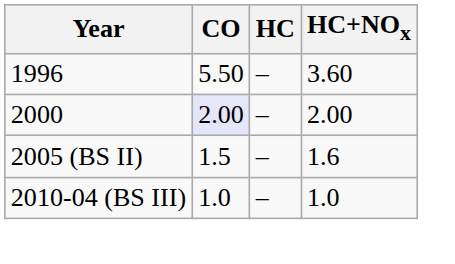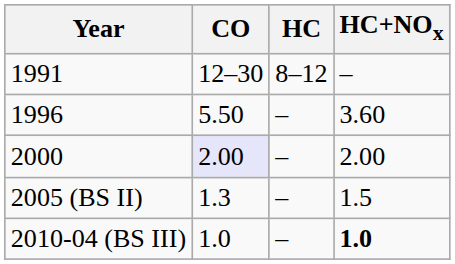+ row: (37, 73)
(214, 156) 1.5 -> (214, 197) 1.3
(323, 156) 1.6 -> (356, 197) 1.5
(323, 197) normal -> (356, 238) bold
